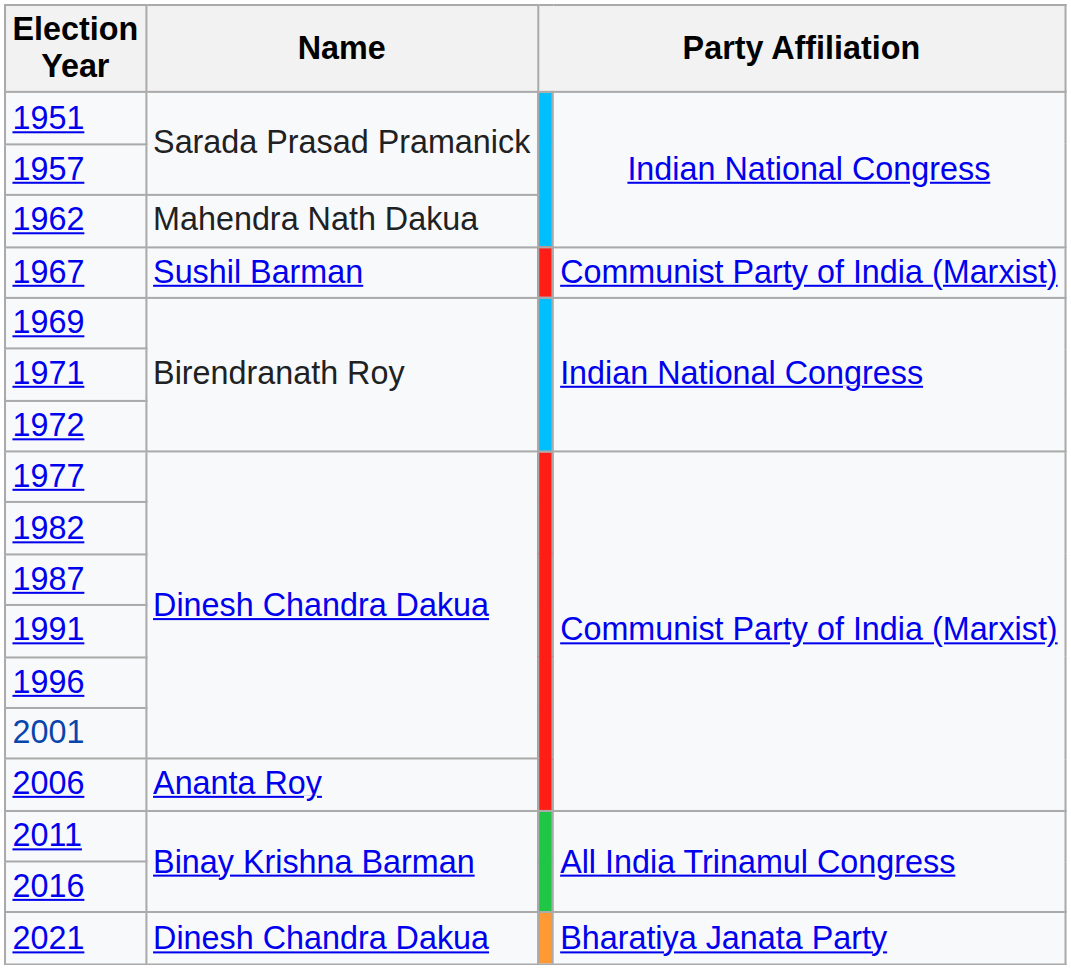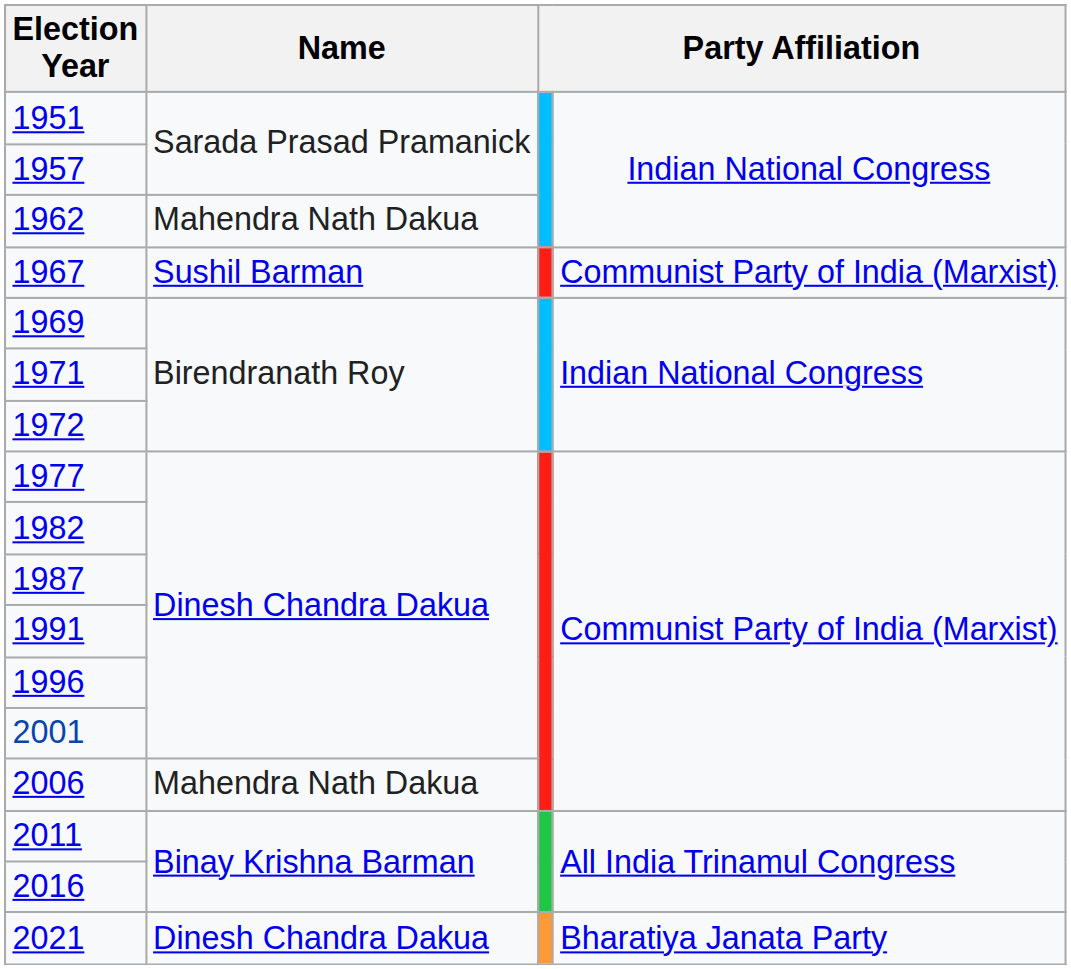(238, 784) Ananta Roy -> (316, 784) Mahendra Nath Dakua
